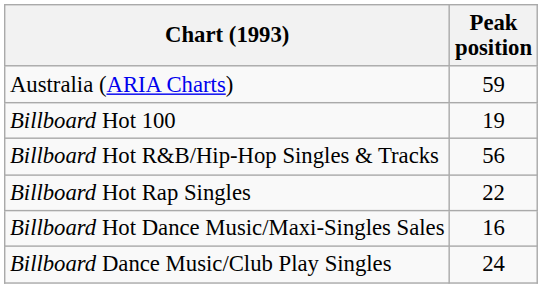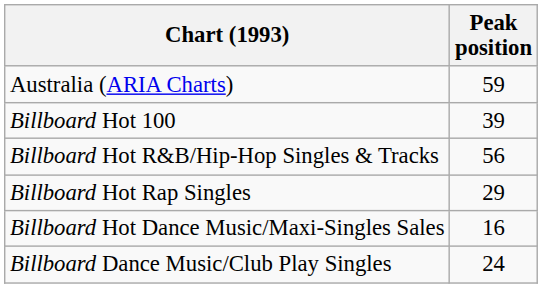(494, 120) 19 -> (494, 120) 39
(494, 192) 22 -> (494, 192) 29
